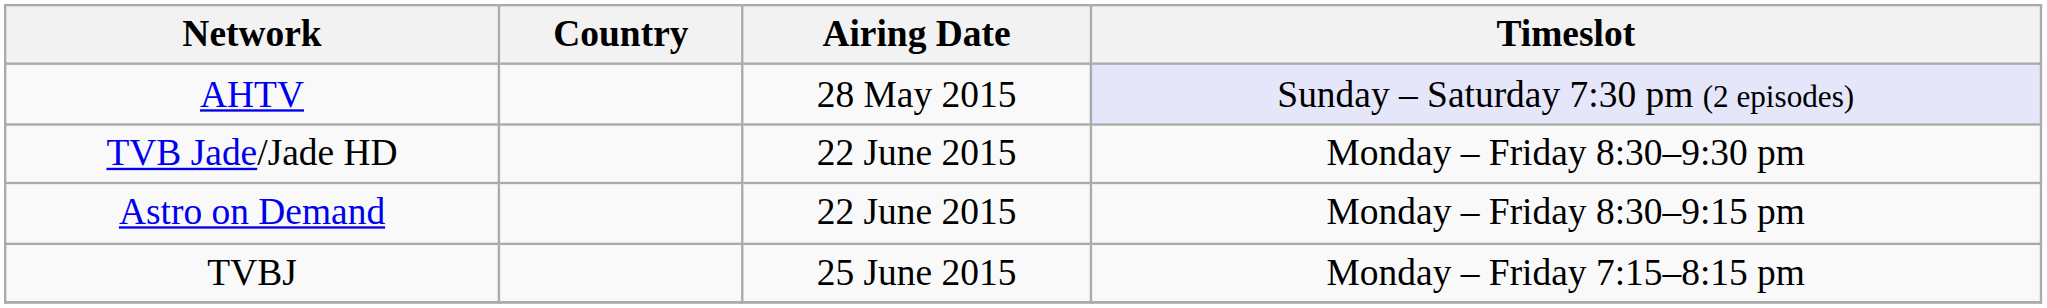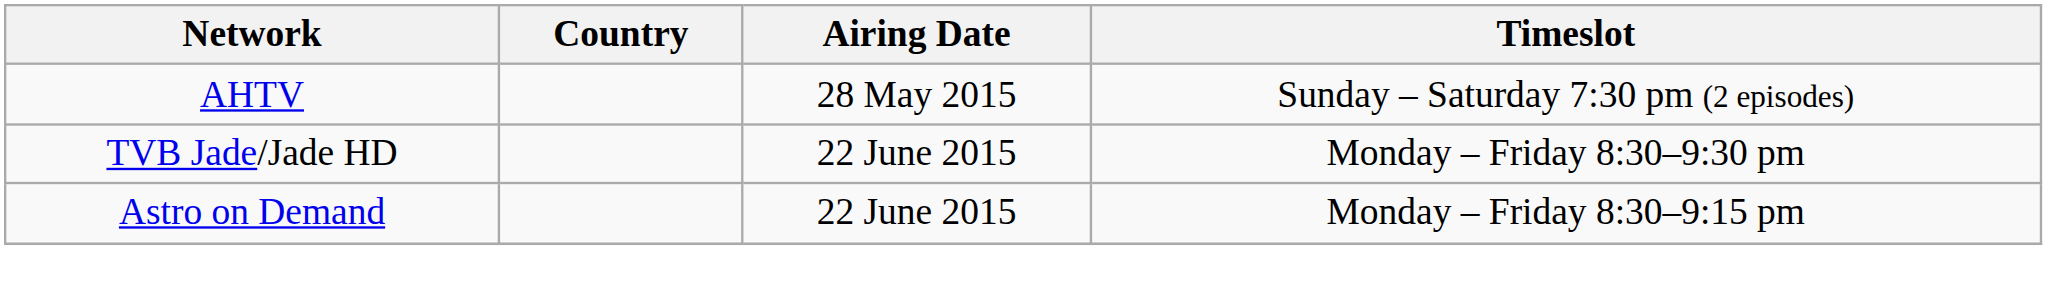(1566, 93) lavender background -> (1566, 93) no background
- row: (252, 271)
